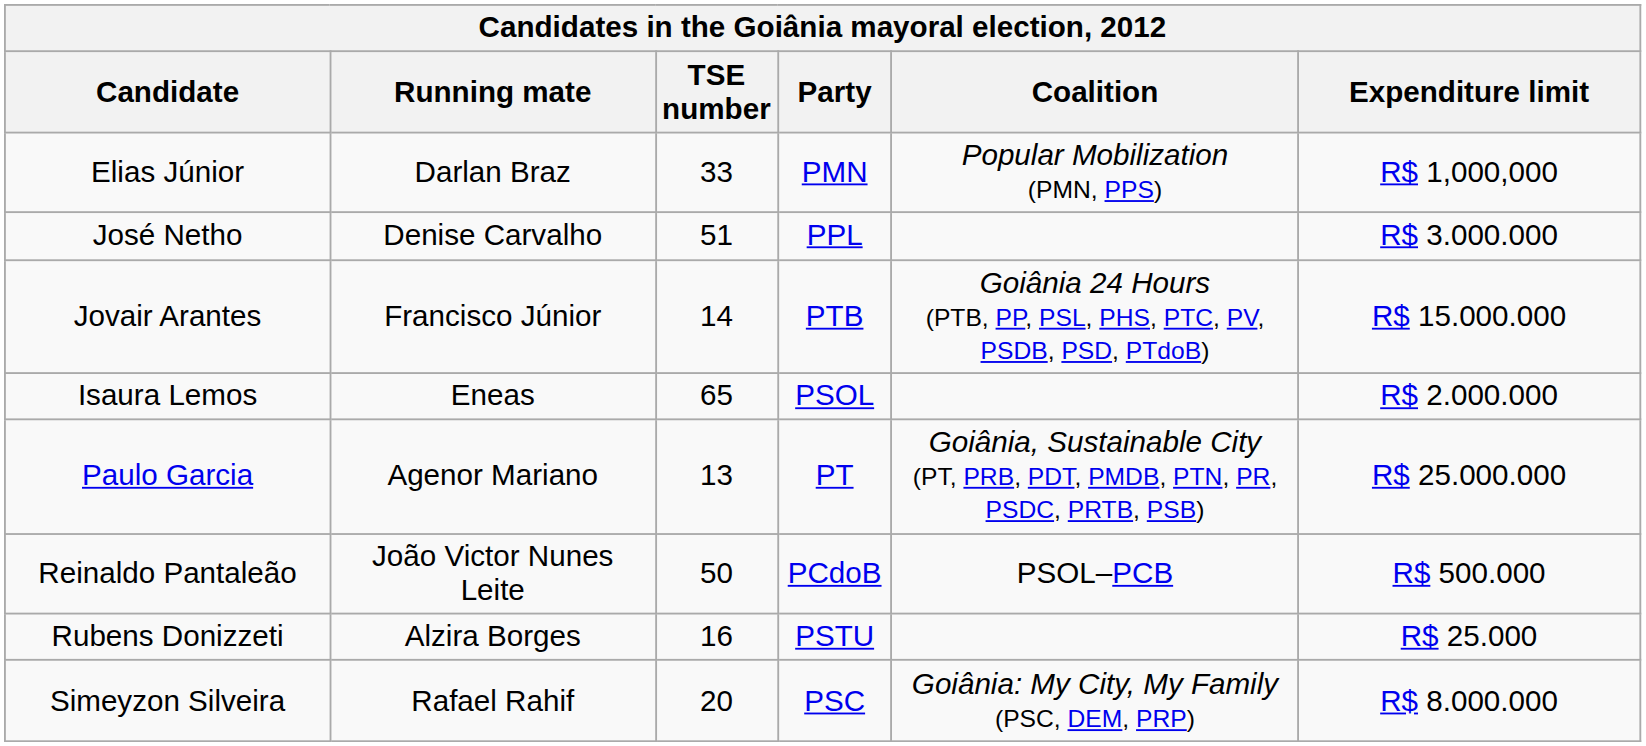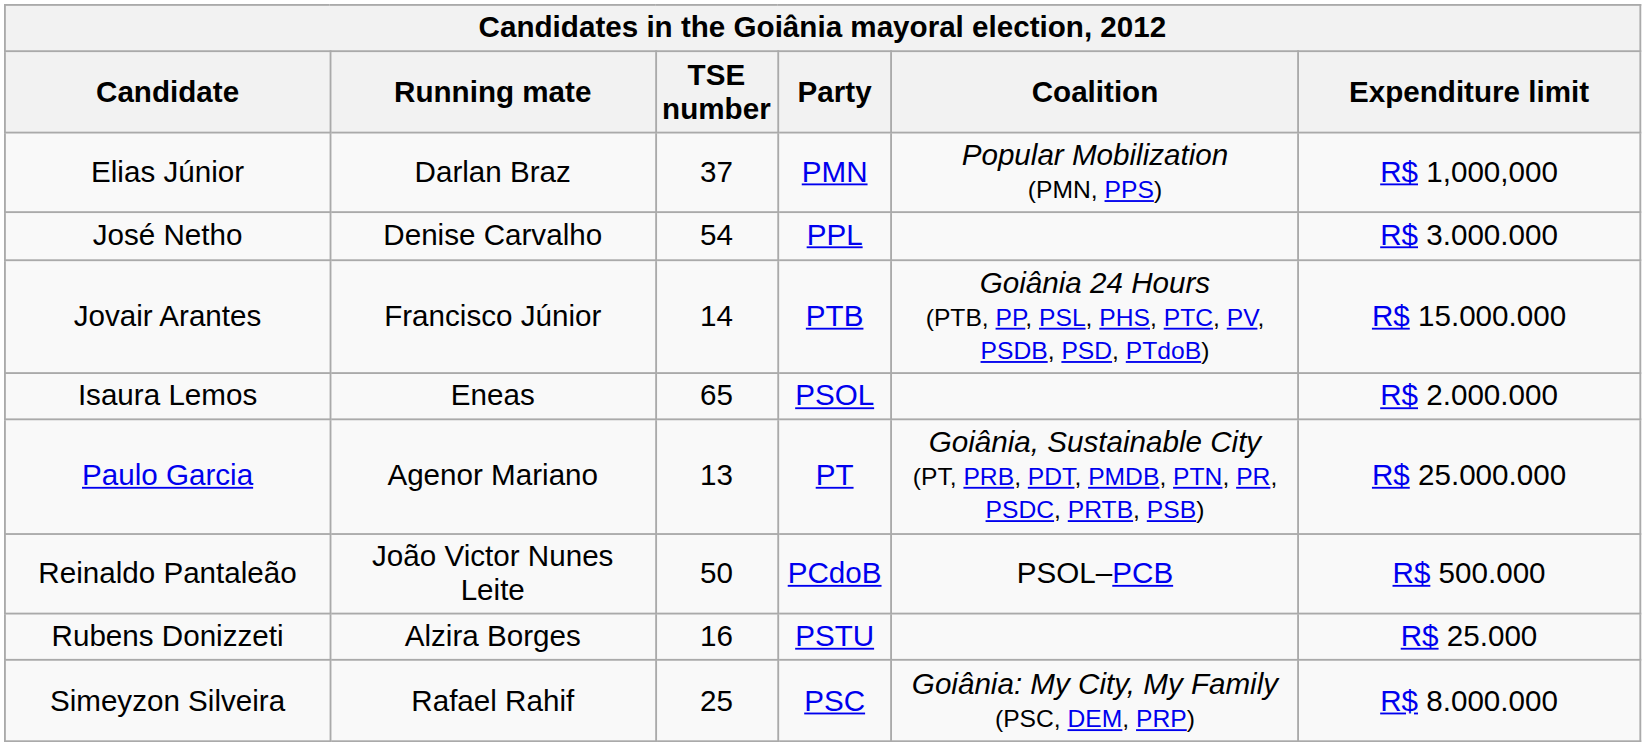(716, 171) 33 -> (716, 171) 37
(716, 235) 51 -> (716, 235) 54
(716, 700) 20 -> (716, 700) 25
